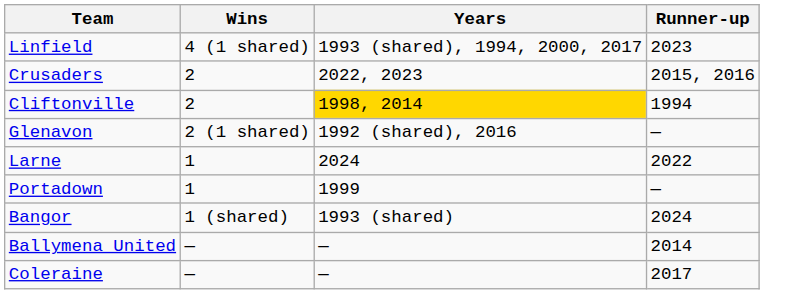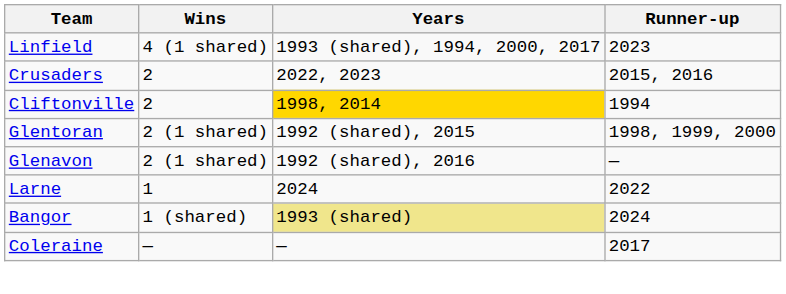+ row: (56, 132)
- row: (56, 189)
(386, 218) no background -> (344, 218) khaki background
- row: (92, 246)
